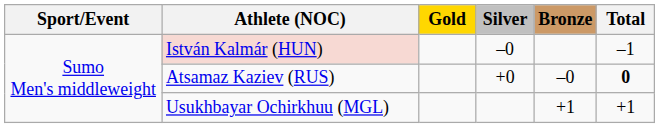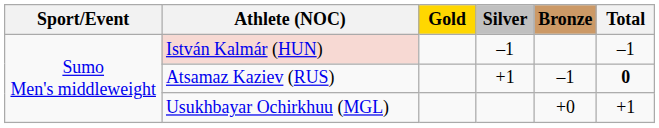(505, 49) –0 -> (505, 49) –1
(505, 78) +0 -> (505, 78) +1
(565, 78) –0 -> (565, 78) –1
(565, 107) +1 -> (565, 107) +0
